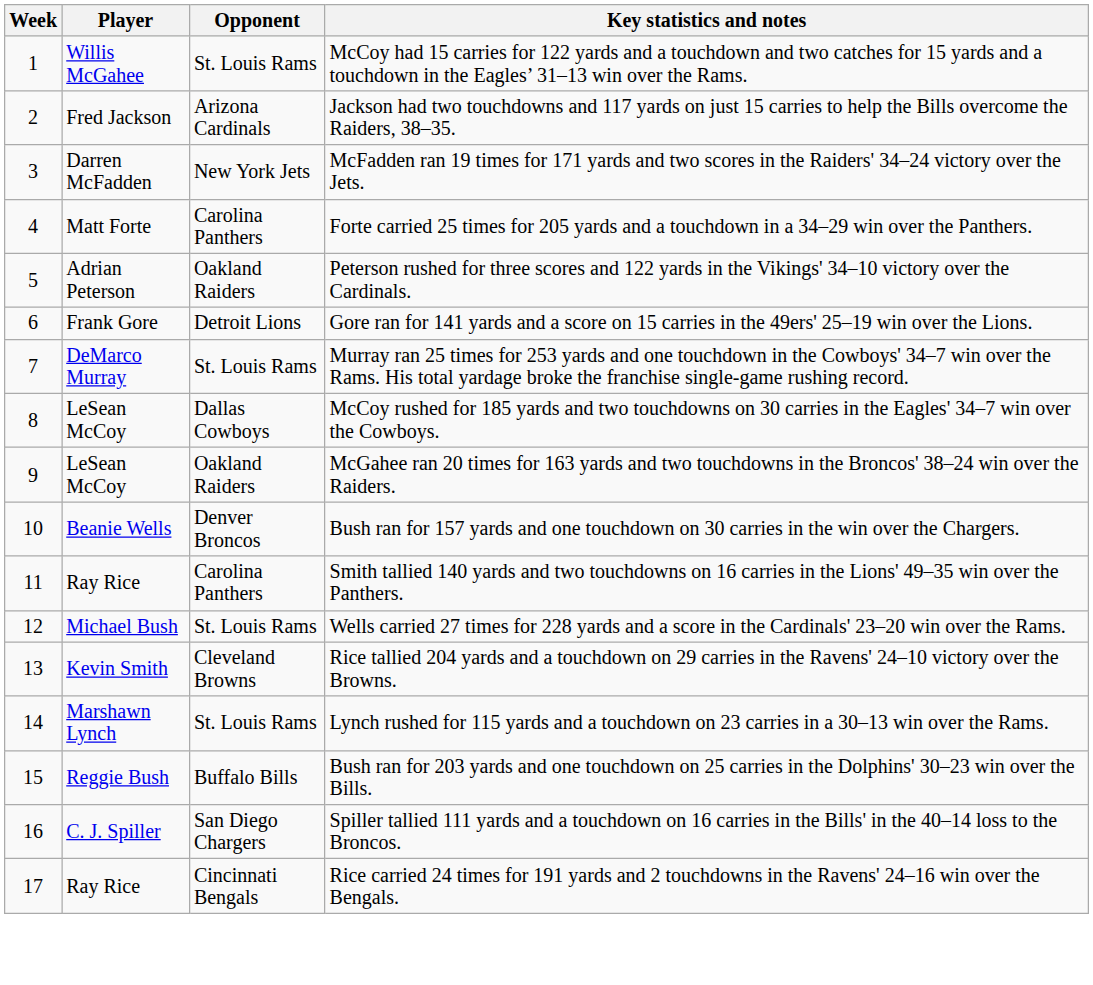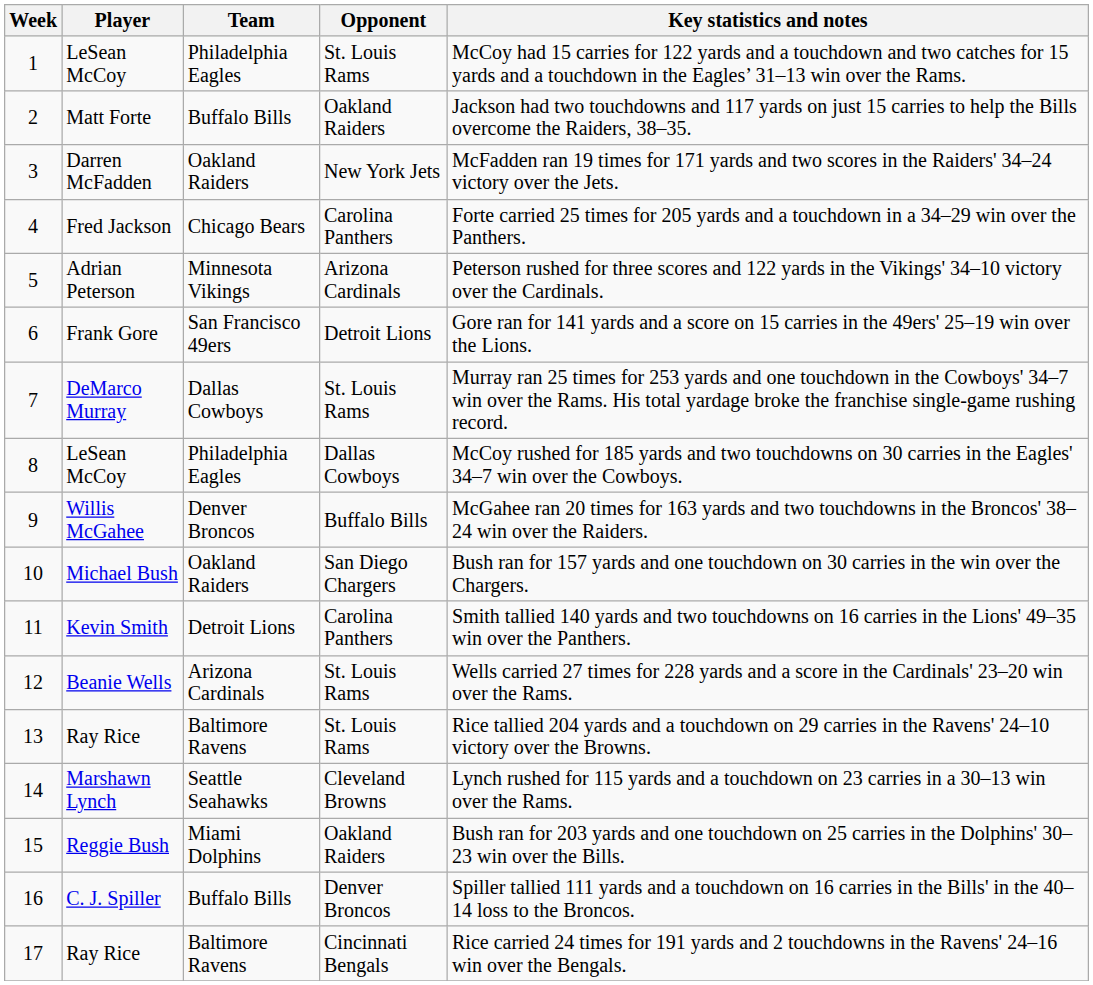+ column: (251, 20)
(105, 63) Willis McGahee -> (96, 63) LeSean McCoy
(119, 117) Fred Jackson -> (109, 117) Matt Forte
(232, 117) Arizona Cardinals -> (358, 117) Oakland Raiders
(109, 225) Matt Forte -> (119, 225) Fred Jackson
(228, 280) Oakland Raiders -> (362, 280) Arizona Cardinals
(96, 474) LeSean McCoy -> (105, 519) Willis McGahee
(228, 474) Oakland Raiders -> (376, 519) Buffalo Bills
(119, 528) Beanie Wells -> (122, 573) Michael Bush
(227, 528) Denver Broncos -> (366, 573) San Diego Chargers
(103, 583) Ray Rice -> (117, 628) Kevin Smith
(122, 625) Michael Bush -> (119, 682) Beanie Wells
(117, 668) Kevin Smith -> (103, 736) Ray Rice
(234, 668) Cleveland Browns -> (360, 736) St. Louis Rams
(255, 723) St. Louis Rams -> (365, 790) Cleveland Browns
(246, 777) Buffalo Bills -> (358, 844) Oakland Raiders
(236, 831) San Diego Chargers -> (357, 899) Denver Broncos
